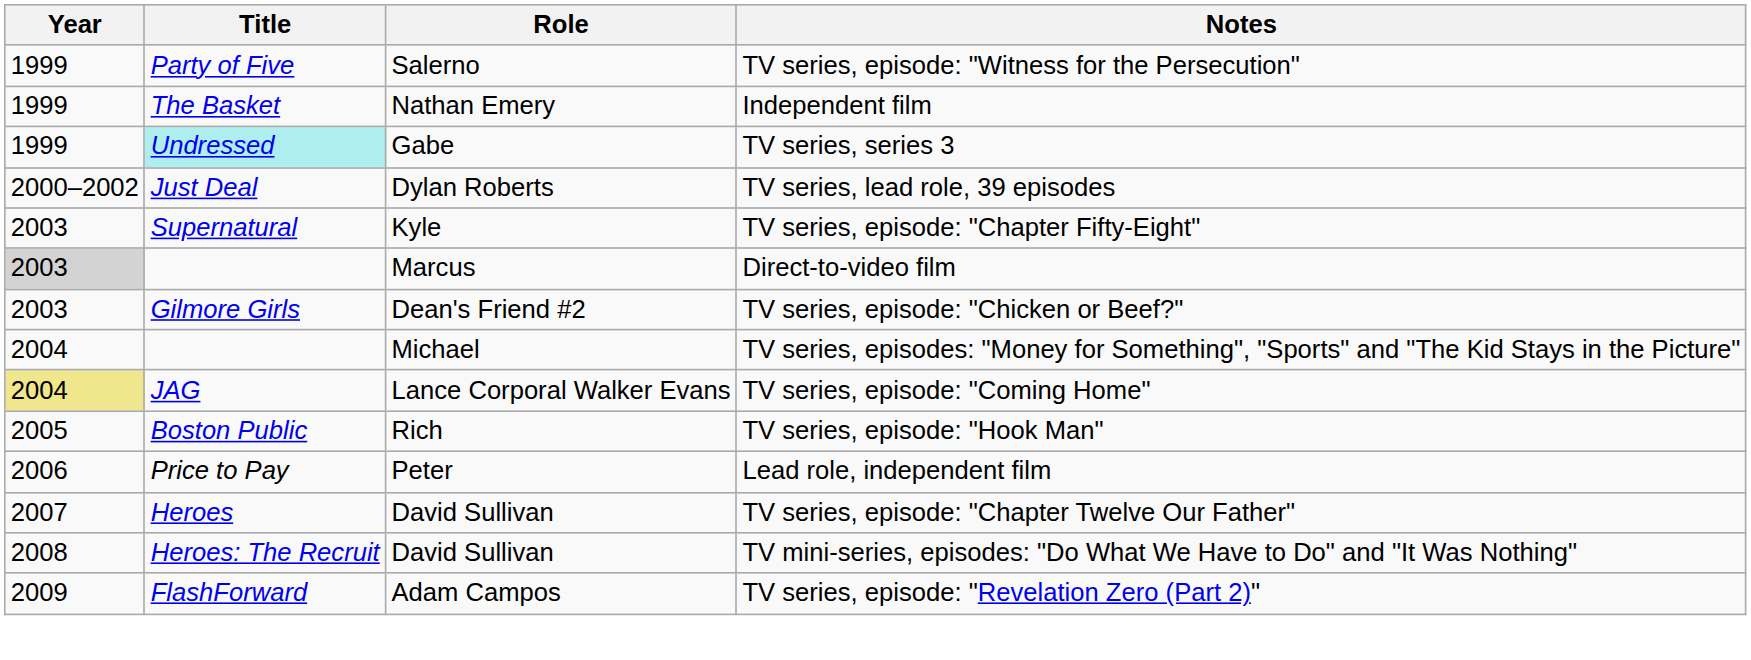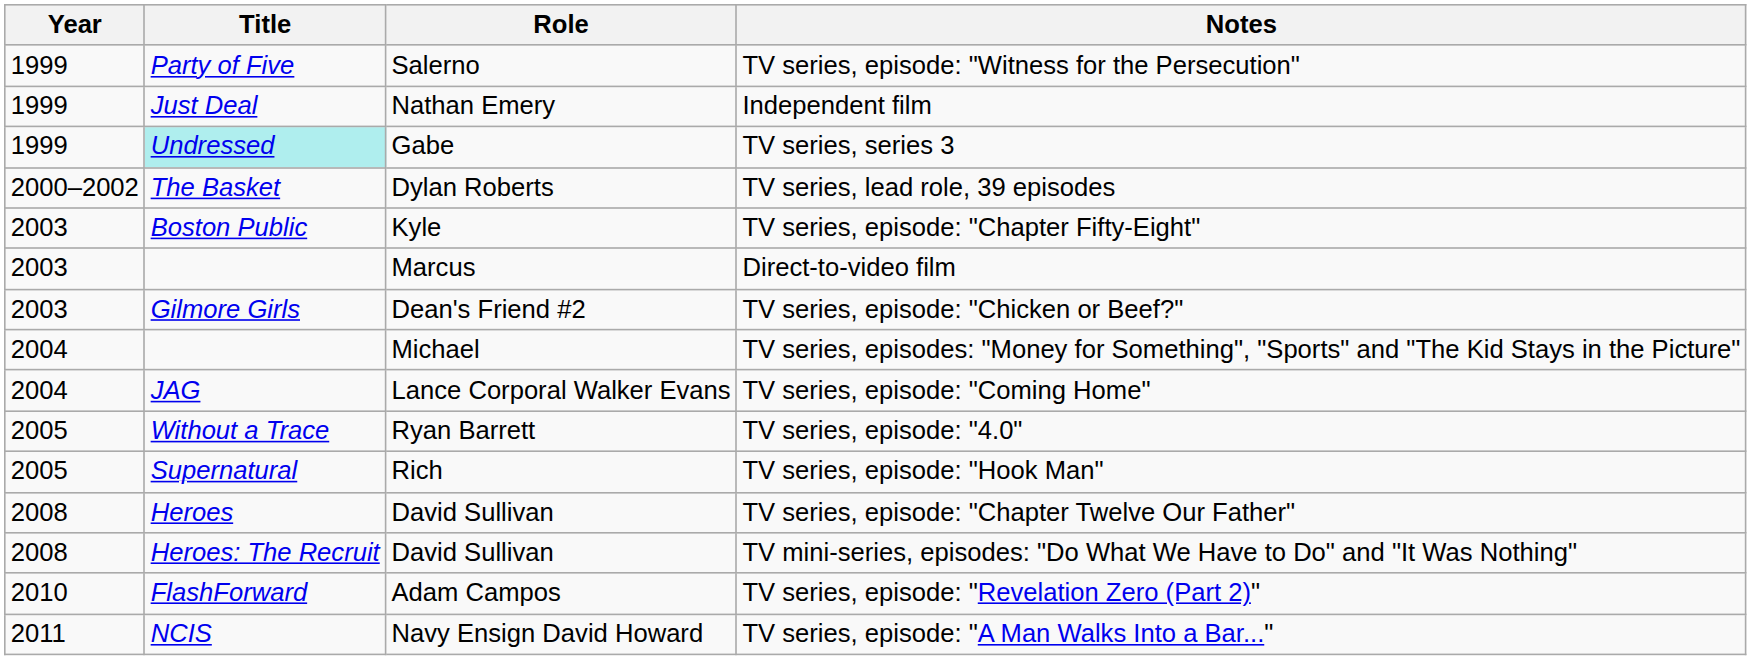(215, 106) The Basket -> (204, 106) Just Deal
(204, 187) Just Deal -> (215, 187) The Basket
(224, 227) Supernatural -> (229, 227) Boston Public
(39, 268) lightgrey background -> (39, 268) no background
(39, 390) khaki background -> (39, 390) no background
+ row: (882, 430)
(229, 430) Boston Public -> (224, 471) Supernatural
- row: (897, 471)
(39, 512) 2007 -> (39, 512) 2008
(39, 593) 2009 -> (39, 593) 2010
+ row: (1008, 633)
